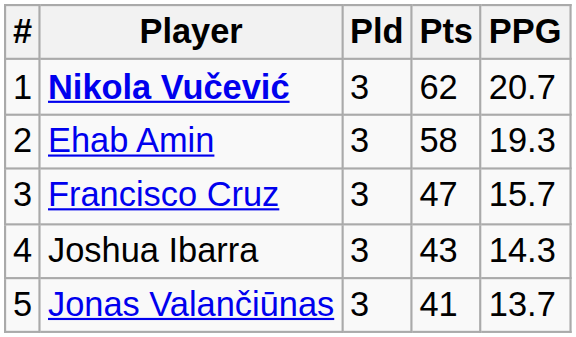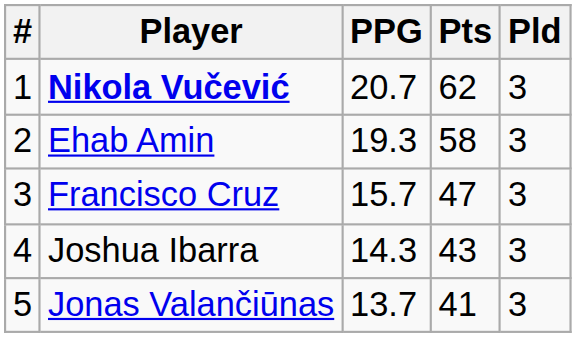columns swapped: (377, 31) <-> (525, 31)
